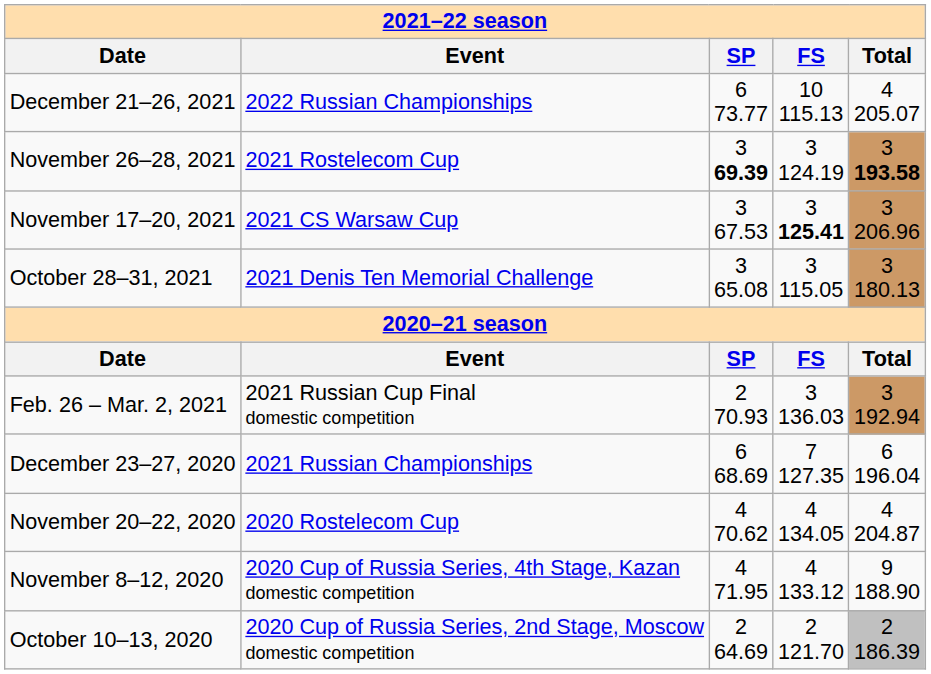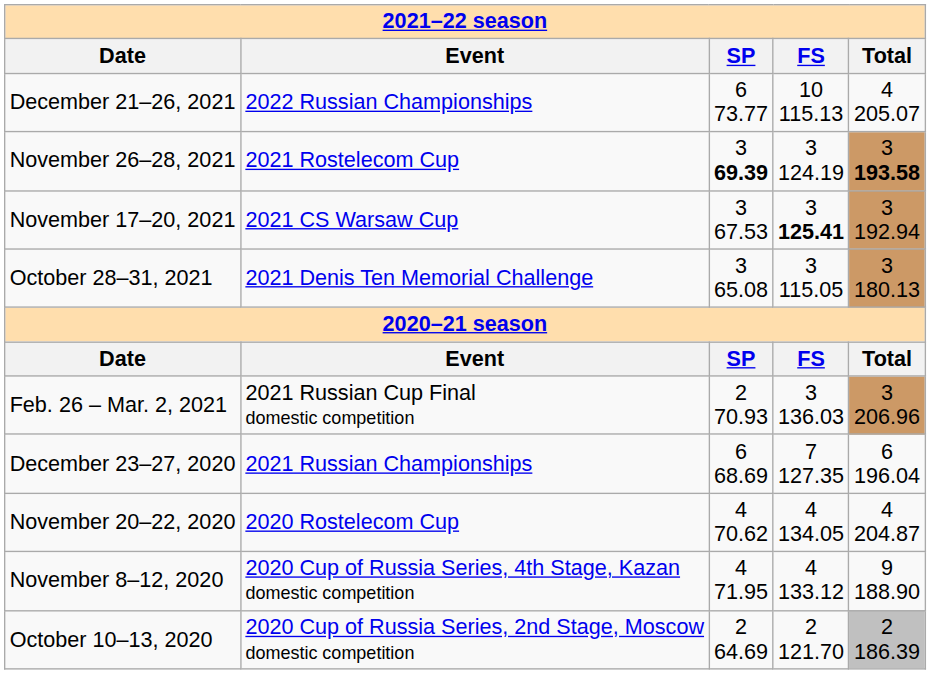(887, 219) 3 206.96 -> (887, 219) 3 192.94
(887, 405) 3 192.94 -> (887, 405) 3 206.96
